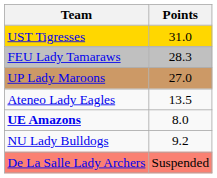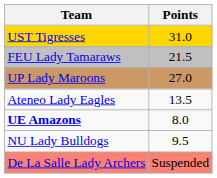(180, 57) 28.3 -> (180, 57) 21.5
(180, 141) 9.2 -> (180, 141) 9.5
